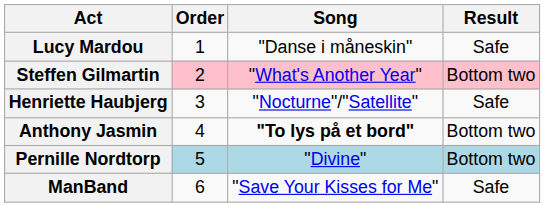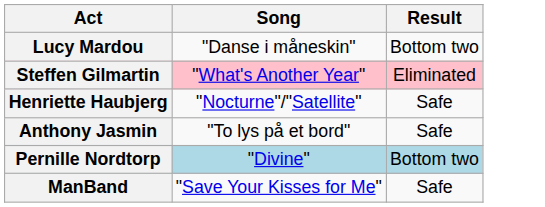- column: (200, 18)
(491, 46) Safe -> (434, 46) Bottom two
(491, 74) Bottom two -> (434, 74) Eliminated
(335, 131) bold -> (279, 131) normal
(491, 131) Bottom two -> (434, 131) Safe
